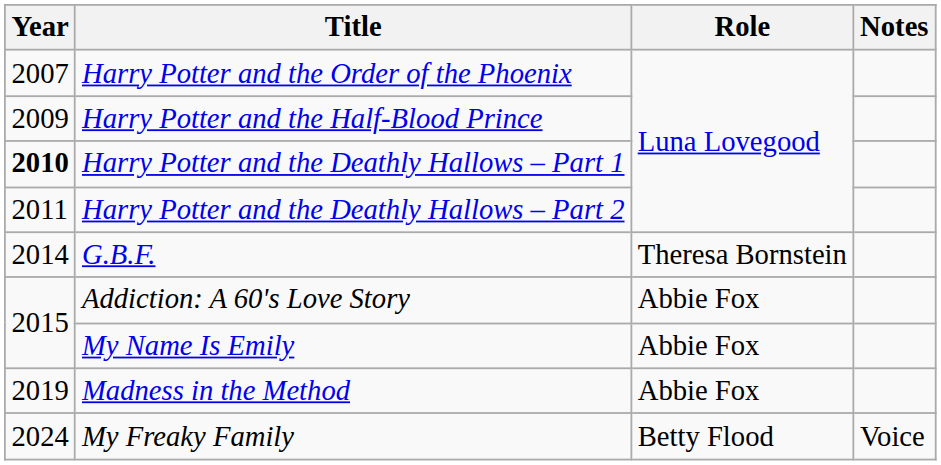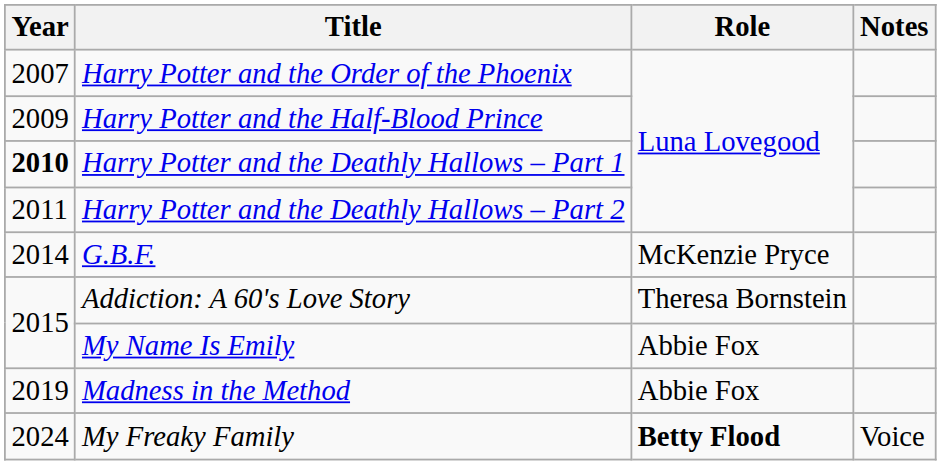(742, 254) Theresa Bornstein -> (734, 254) McKenzie Pryce
(699, 299) Abbie Fox -> (742, 299) Theresa Bornstein
(706, 436) normal -> (709, 436) bold
